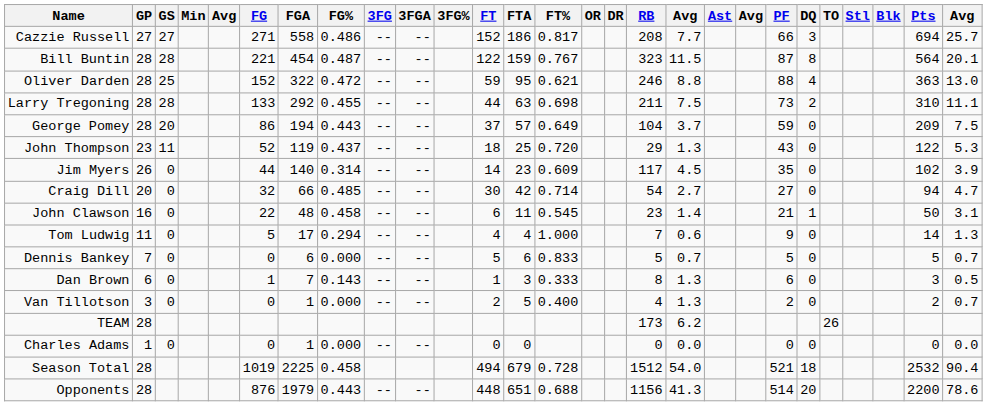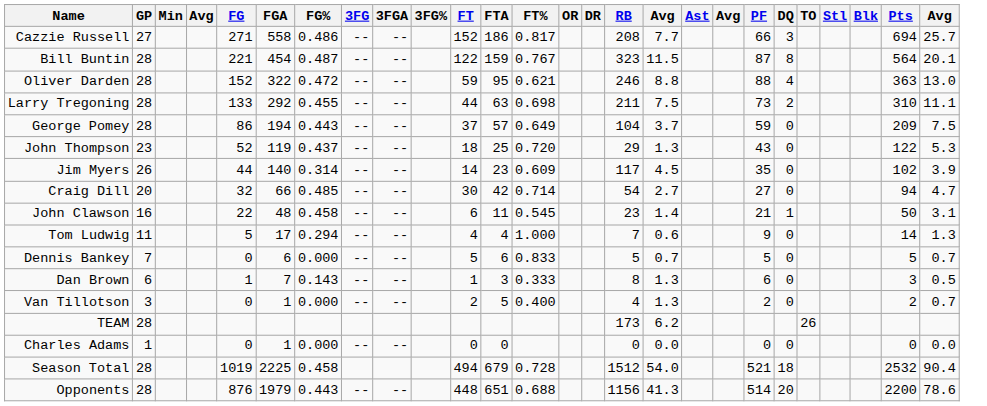- column: (167, 16)
